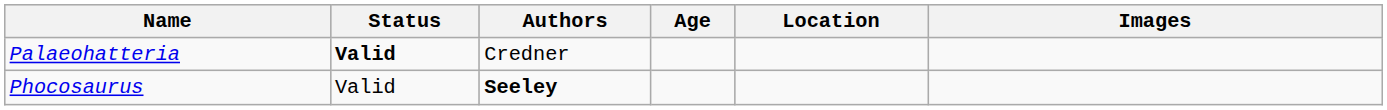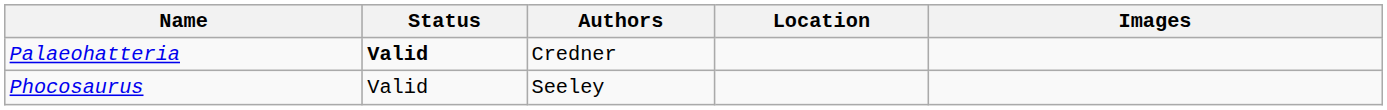- column: (693, 21)
(521, 87) bold -> (568, 87) normal
